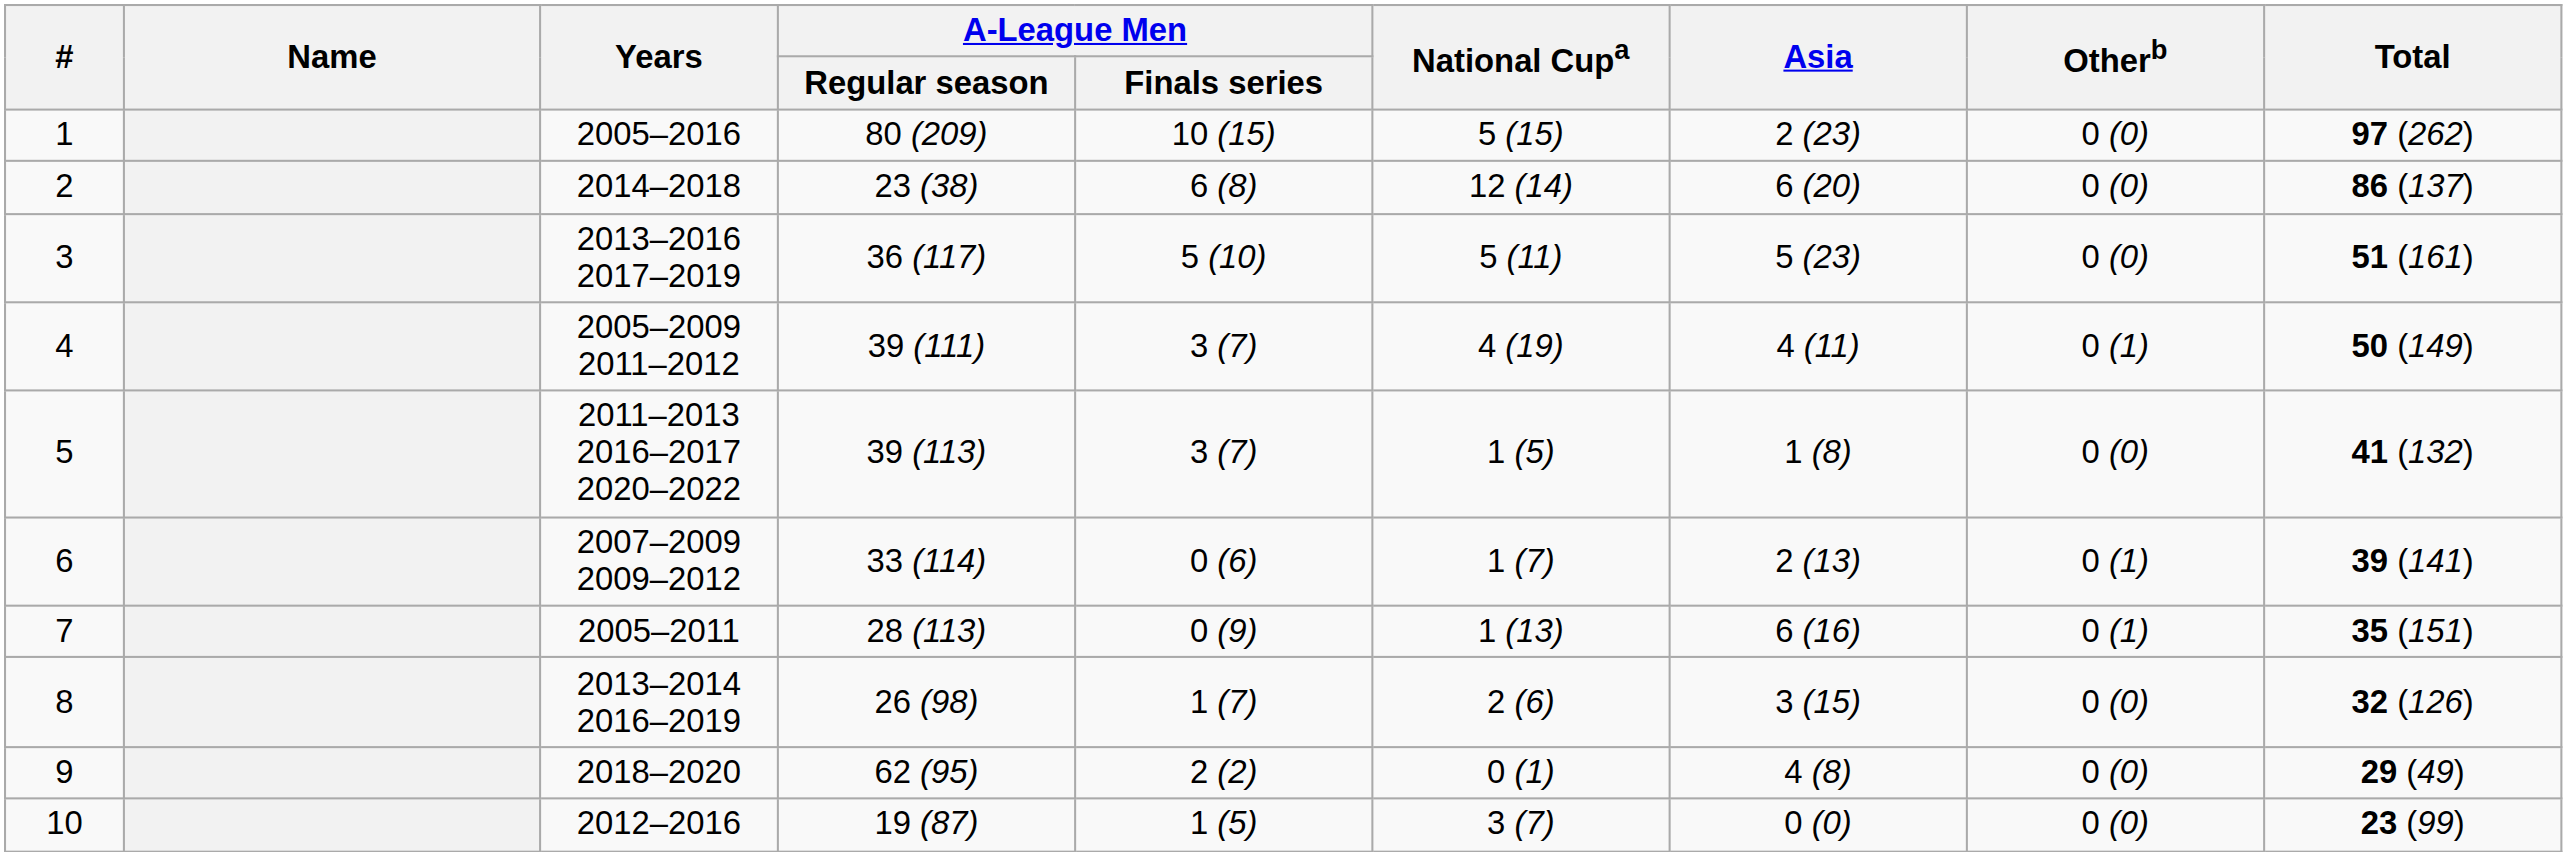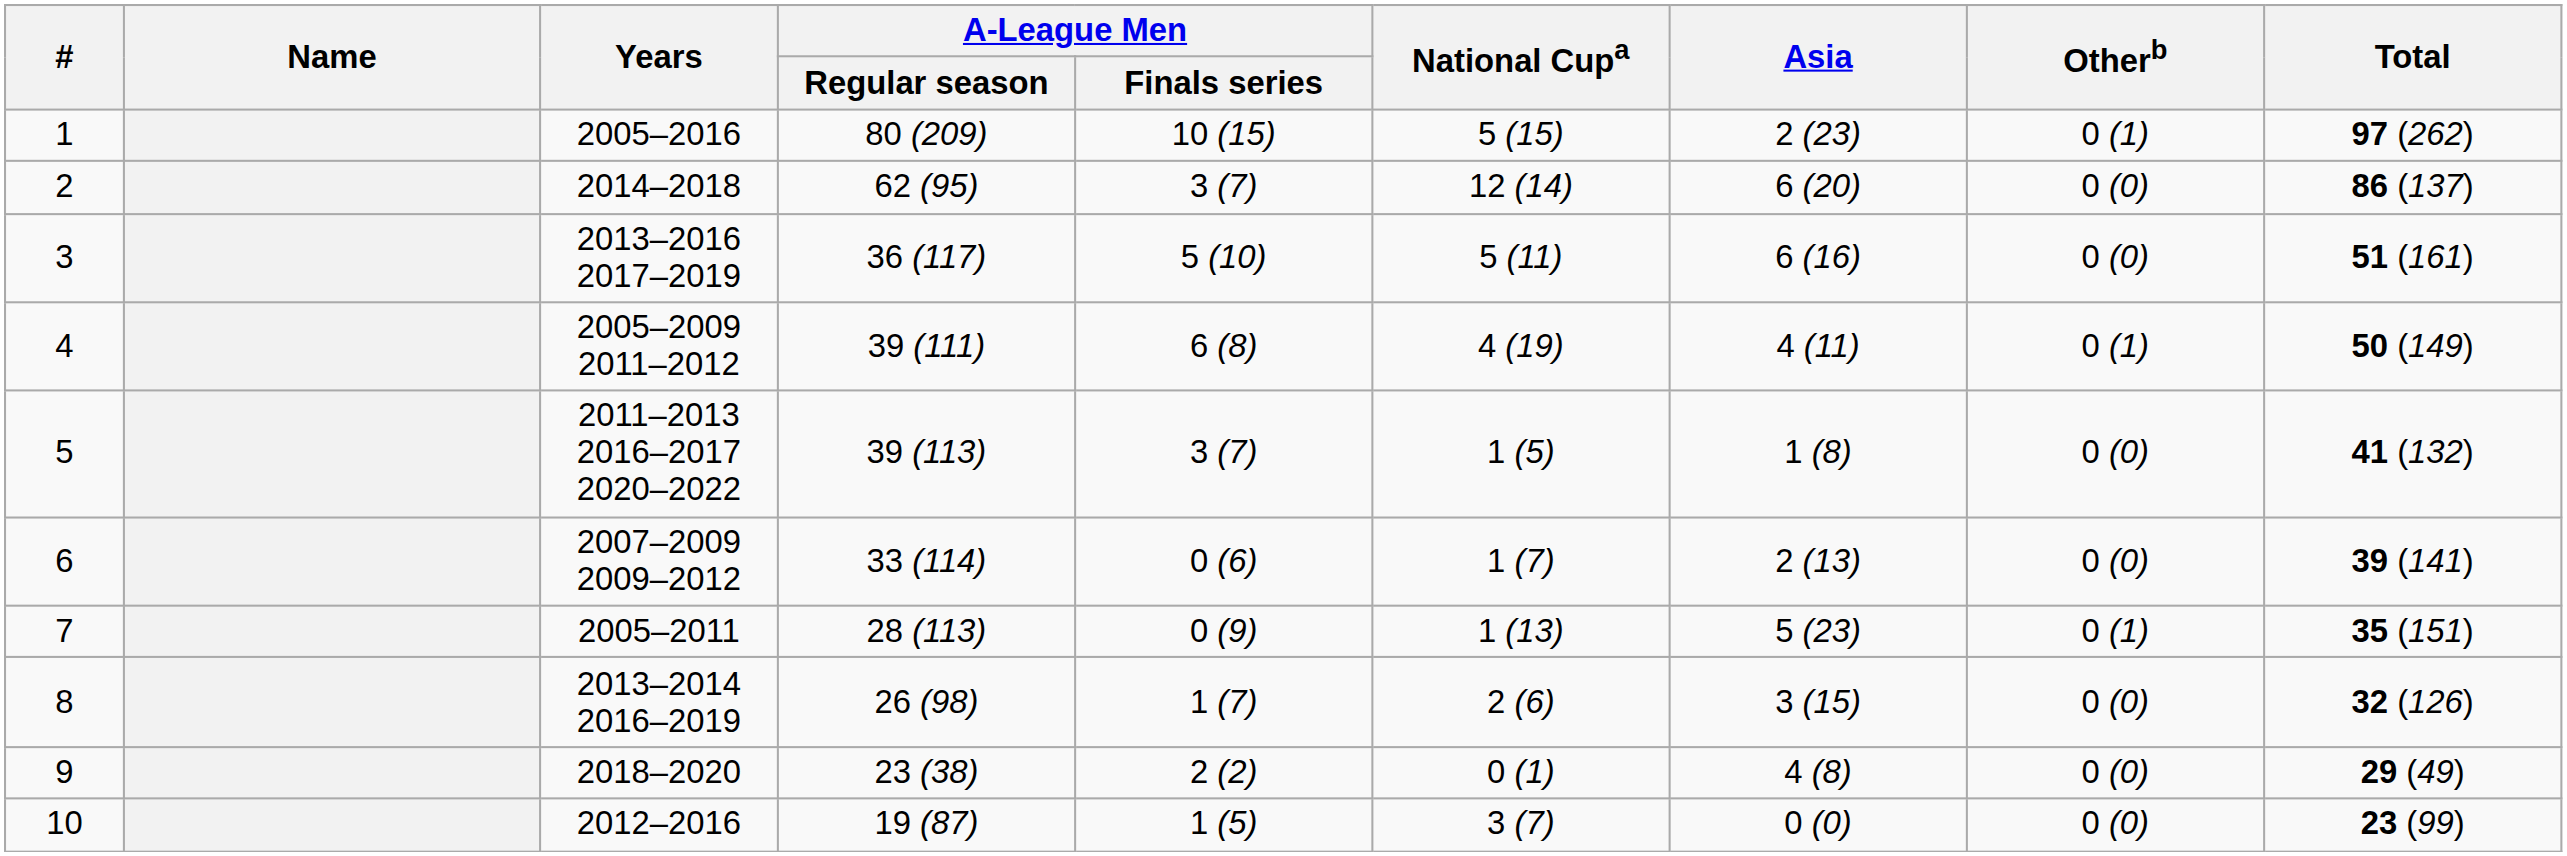(2115, 134) 0 (0) -> (2115, 134) 0 (1)
(926, 186) 23 (38) -> (926, 186) 62 (95)
(1224, 186) 6 (8) -> (1224, 186) 3 (7)
(1818, 257) 5 (23) -> (1818, 257) 6 (16)
(1224, 345) 3 (7) -> (1224, 345) 6 (8)
(2115, 560) 0 (1) -> (2115, 560) 0 (0)
(1818, 631) 6 (16) -> (1818, 631) 5 (23)
(926, 772) 62 (95) -> (926, 772) 23 (38)
